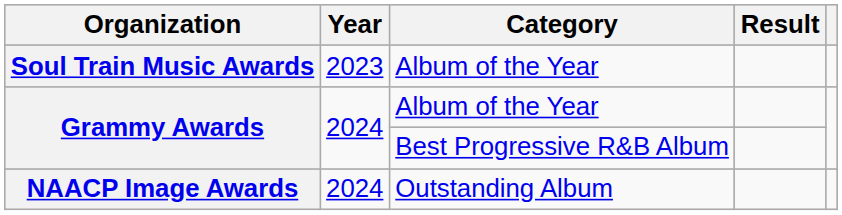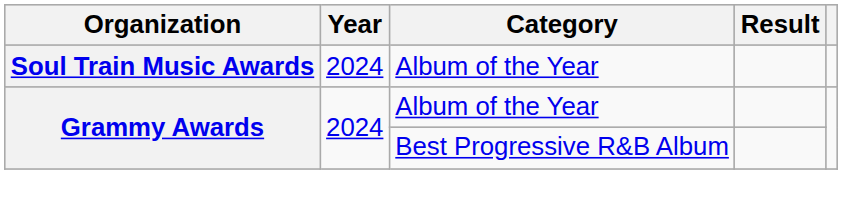(355, 65) 2023 -> (355, 65) 2024
- row: (162, 188)
